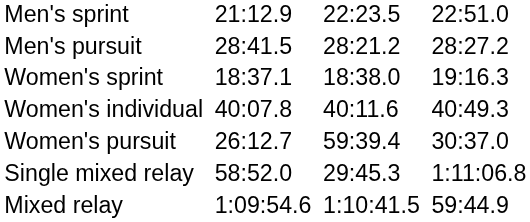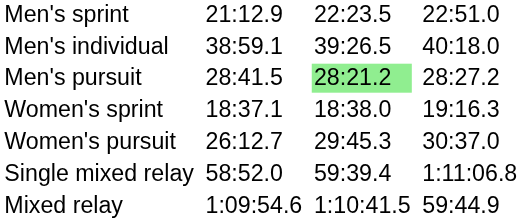+ row: (87, 46)
(362, 46) no background -> (353, 77) lightgreen background
- row: (104, 109)
(362, 141) 59:39.4 -> (353, 141) 29:45.3
(362, 173) 29:45.3 -> (353, 173) 59:39.4
